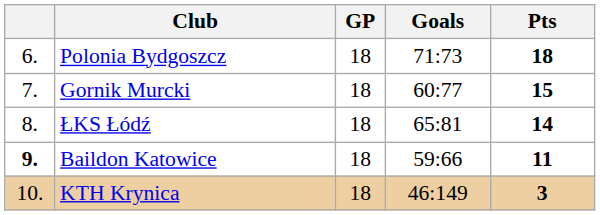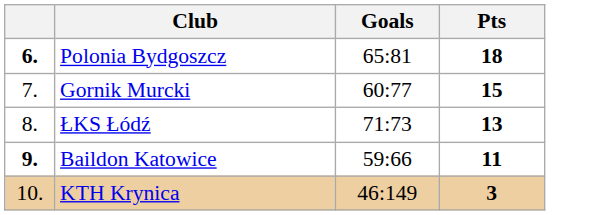- column: (360, 21)
(30, 55) normal -> (30, 55) bold
(438, 55) 71:73 -> (387, 55) 65:81
(438, 124) 65:81 -> (387, 124) 71:73
(542, 124) 14 -> (492, 124) 13
